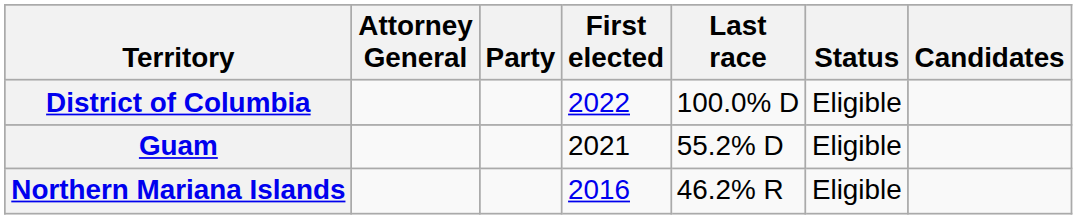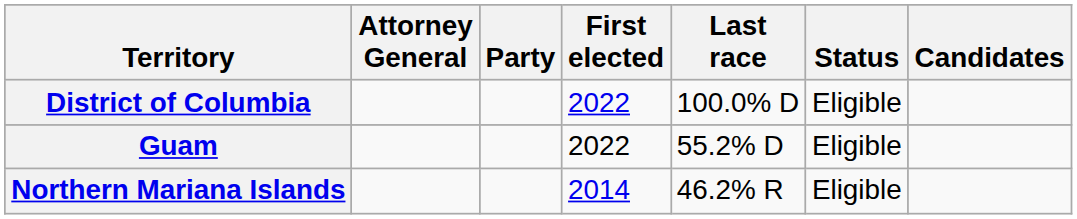(599, 146) 2021 -> (599, 146) 2022
(599, 190) 2016 -> (599, 190) 2014
